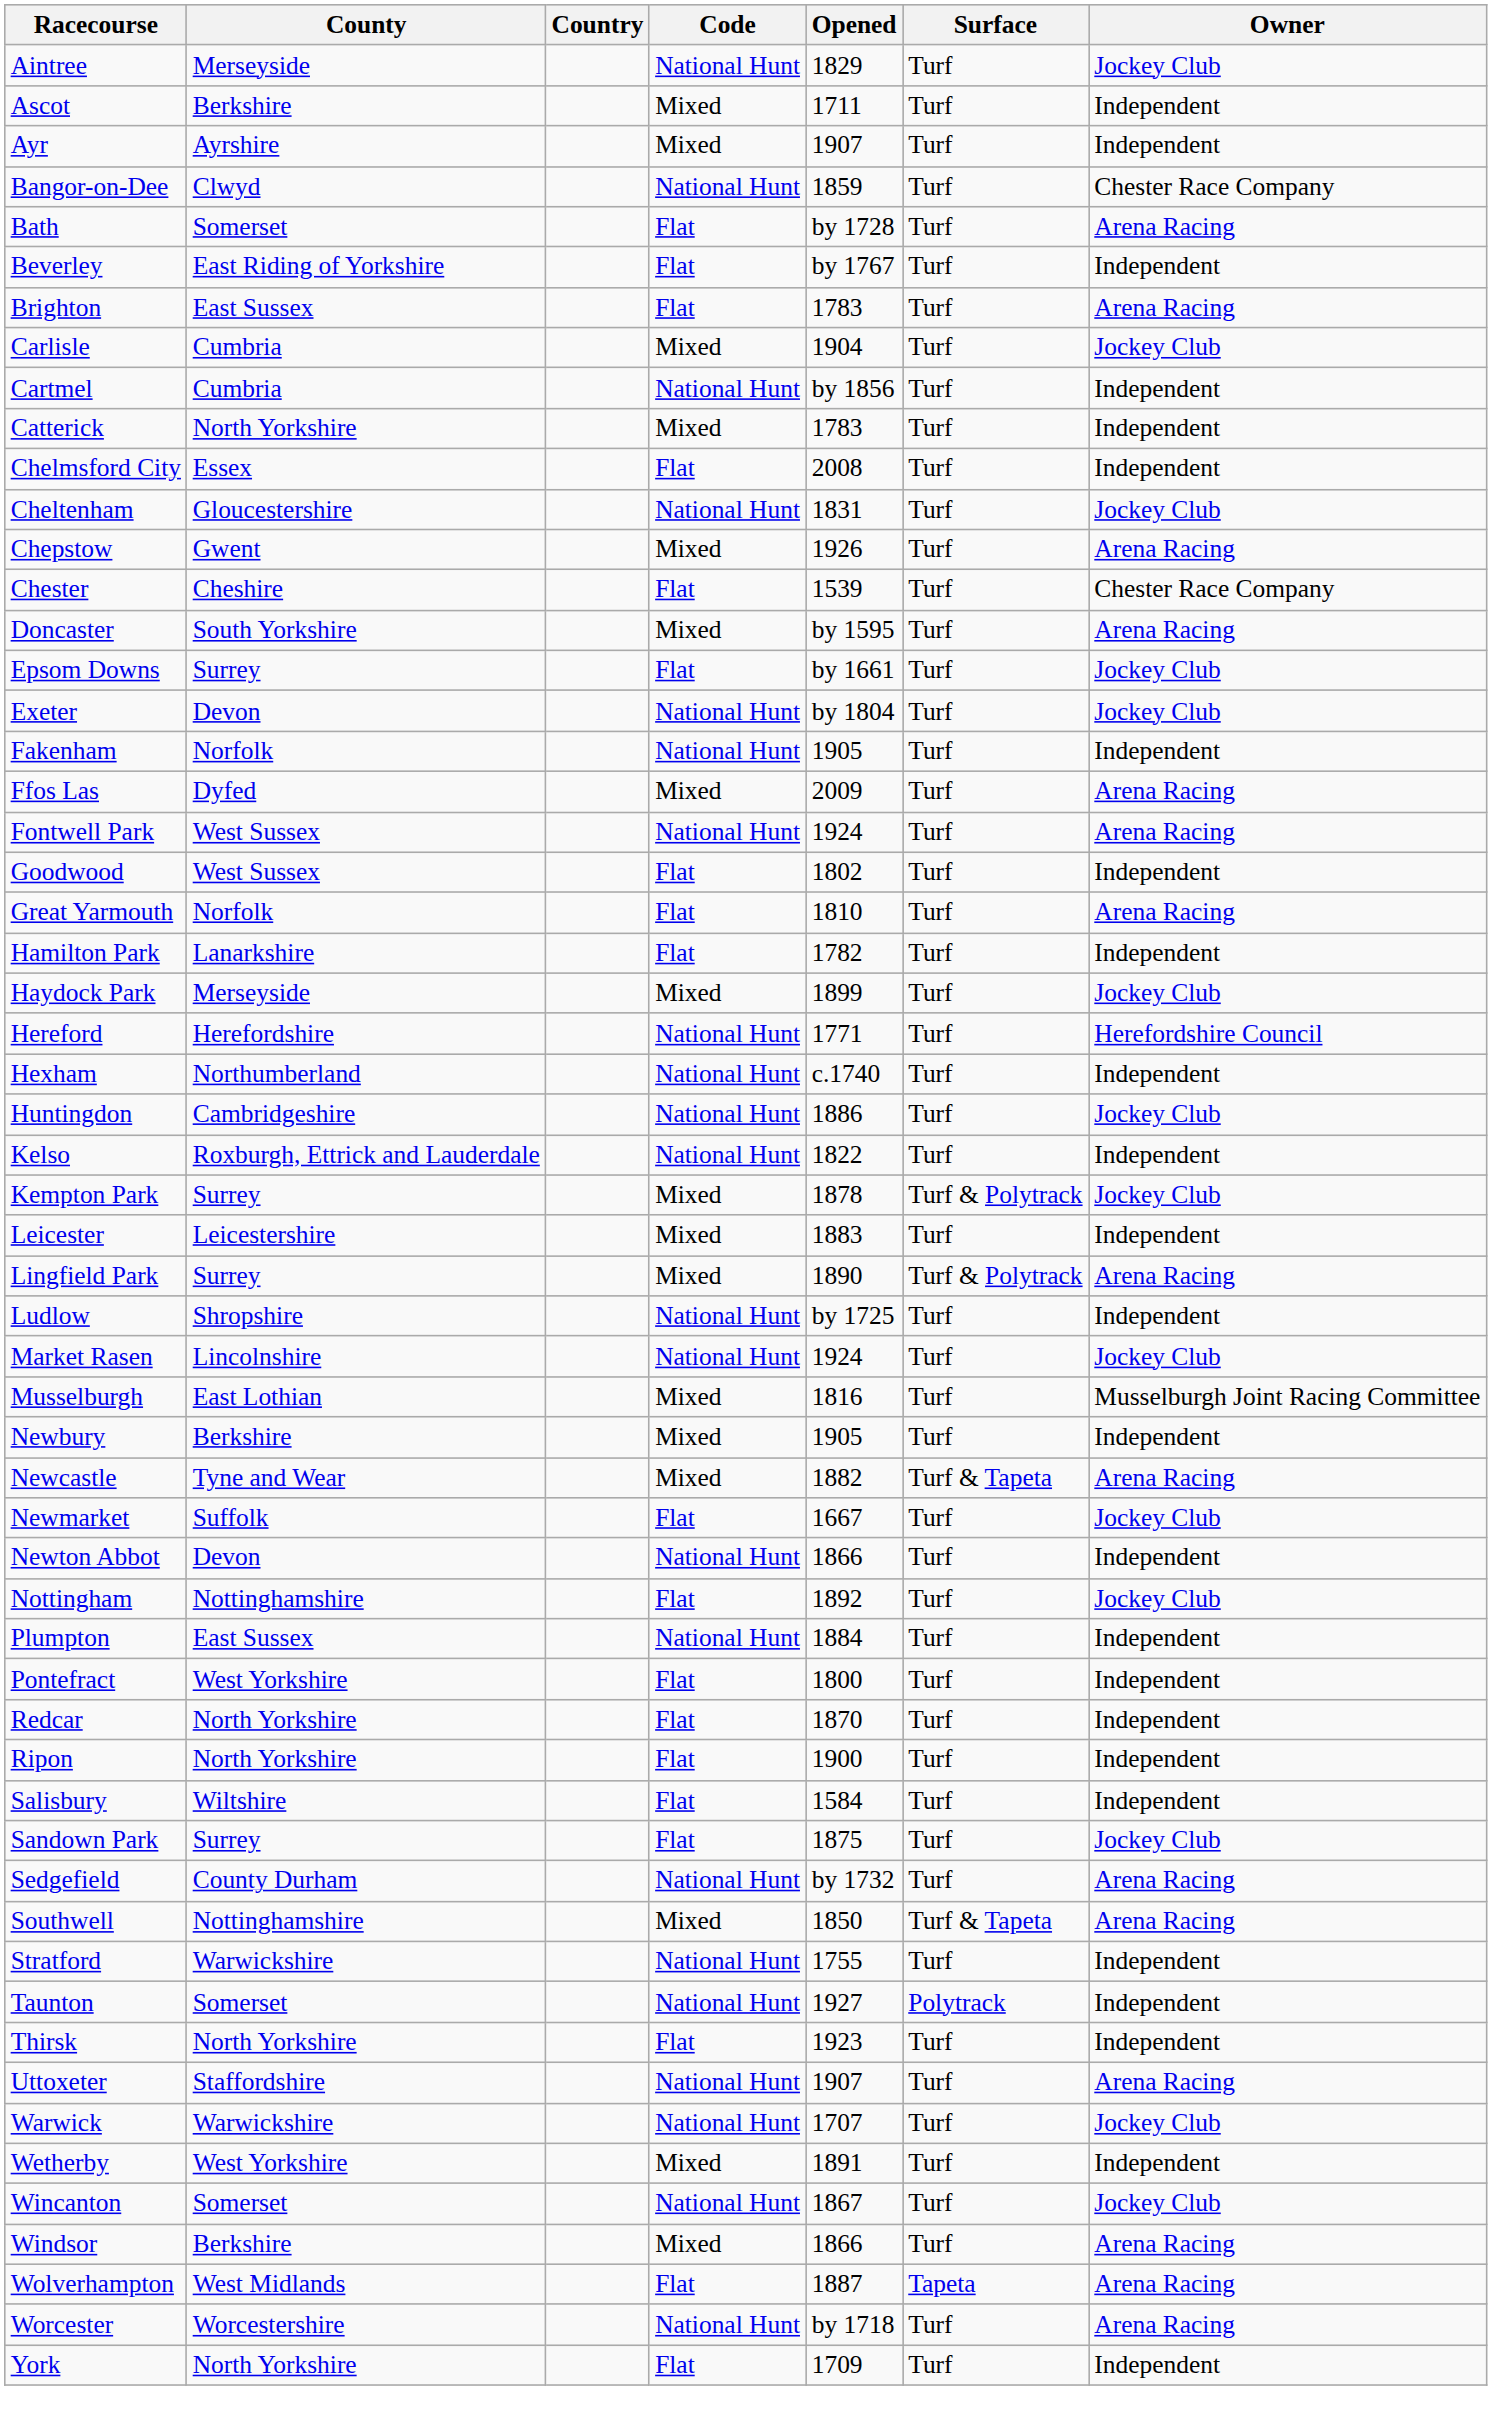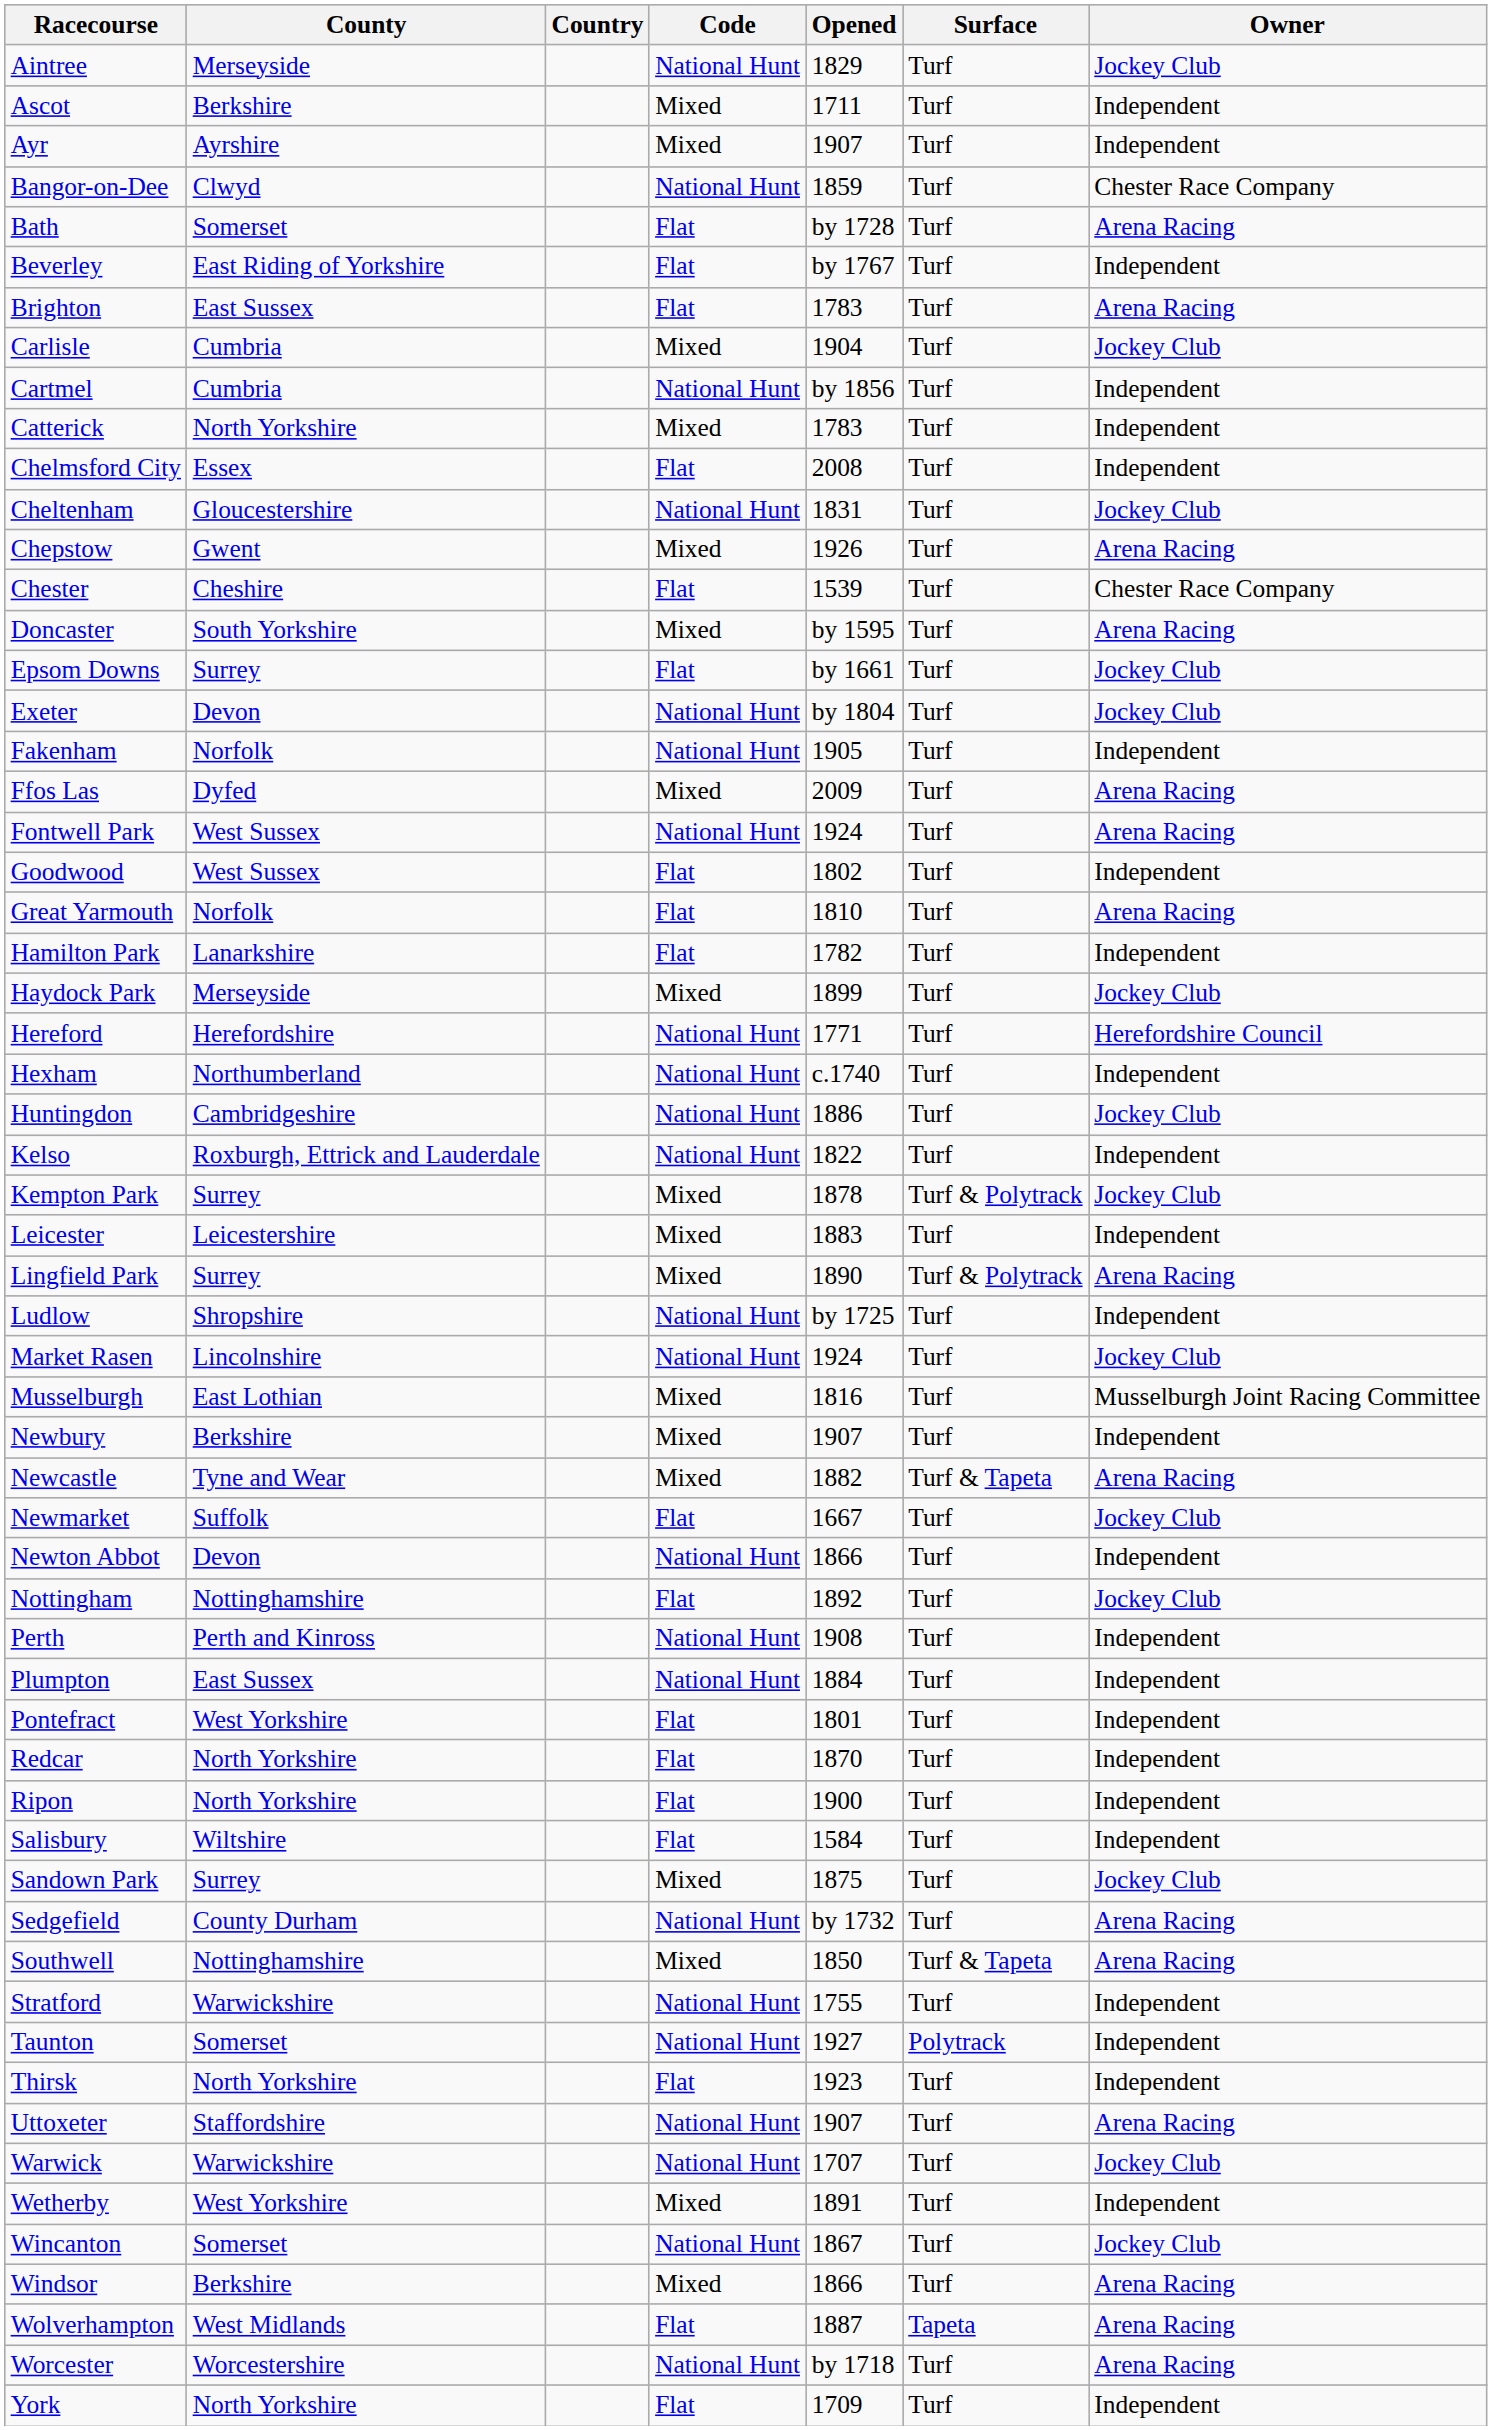(837, 1436) 1905 -> (837, 1436) 1907
+ row: (38, 1638)
(837, 1678) 1800 -> (837, 1719) 1801
(675, 1840) Flat -> (688, 1880) Mixed
